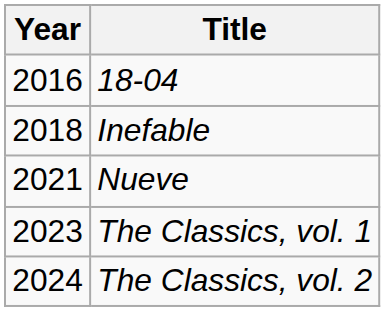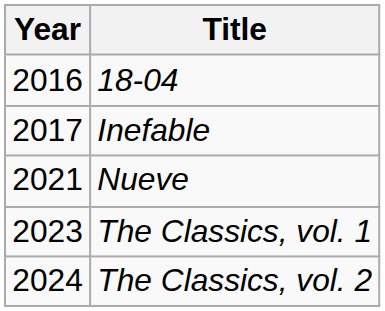(48, 130) 2018 -> (48, 130) 2017
